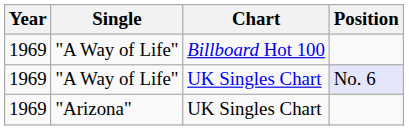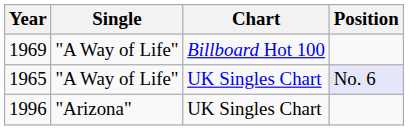(28, 79) 1969 -> (28, 79) 1965
(28, 109) 1969 -> (28, 109) 1996
